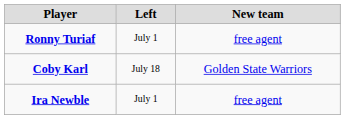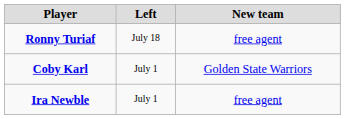(146, 38) July 1 -> (146, 38) July 18
(146, 69) July 18 -> (146, 69) July 1
